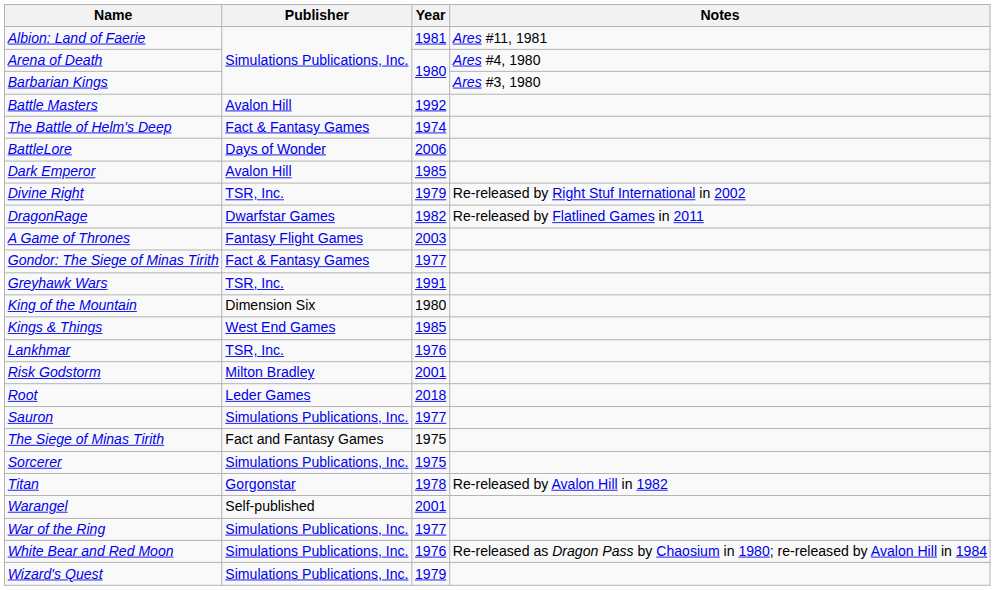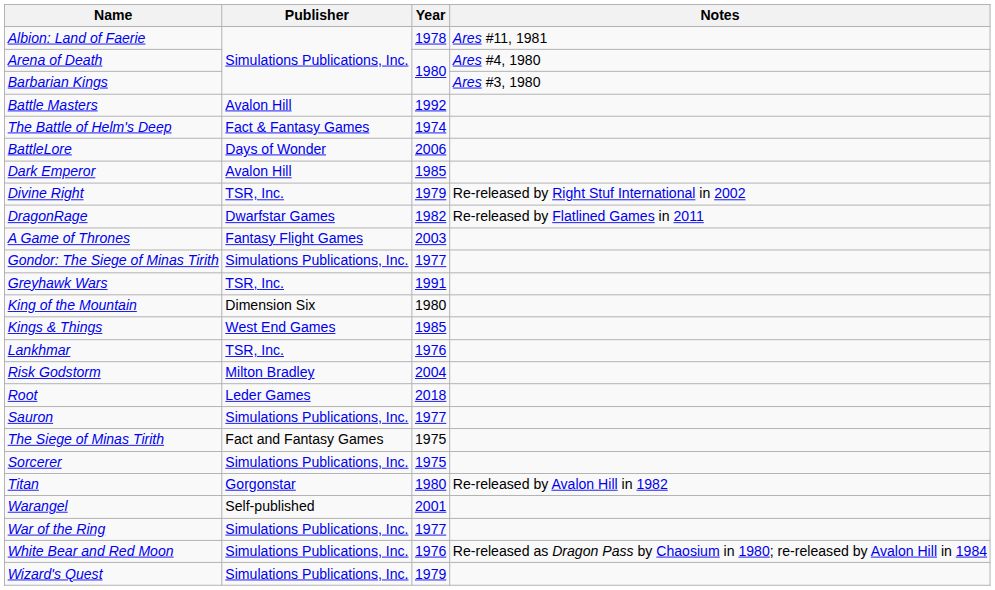(431, 37) 1981 -> (431, 37) 1978
(297, 261) Fact & Fantasy Games -> (317, 261) Simulations Publications, Inc.
(431, 372) 2001 -> (431, 372) 2004
(431, 484) 1978 -> (431, 484) 1980
